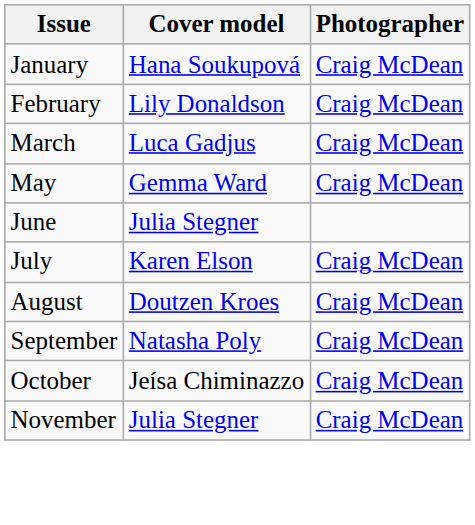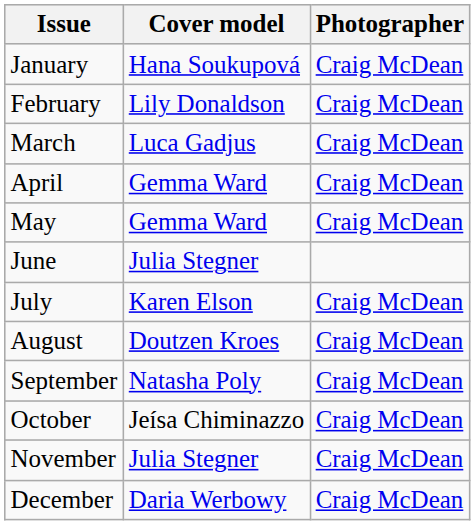+ row: (37, 182)
+ row: (62, 499)
